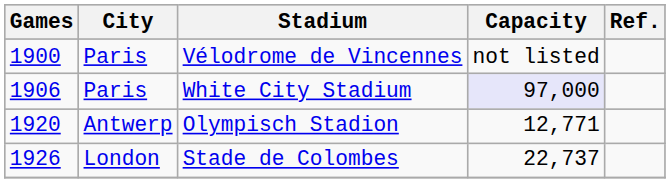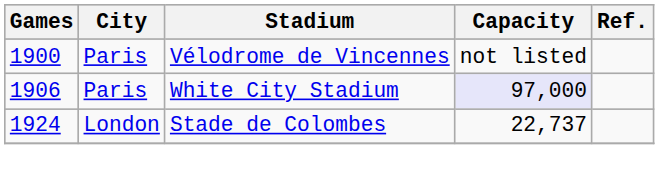- row: (291, 126)
(35, 160) 1926 -> (35, 126) 1924
